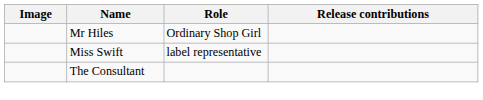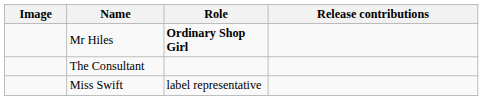(214, 33) normal -> (206, 40) bold
rows swapped: (107, 71) <-> (96, 52)
